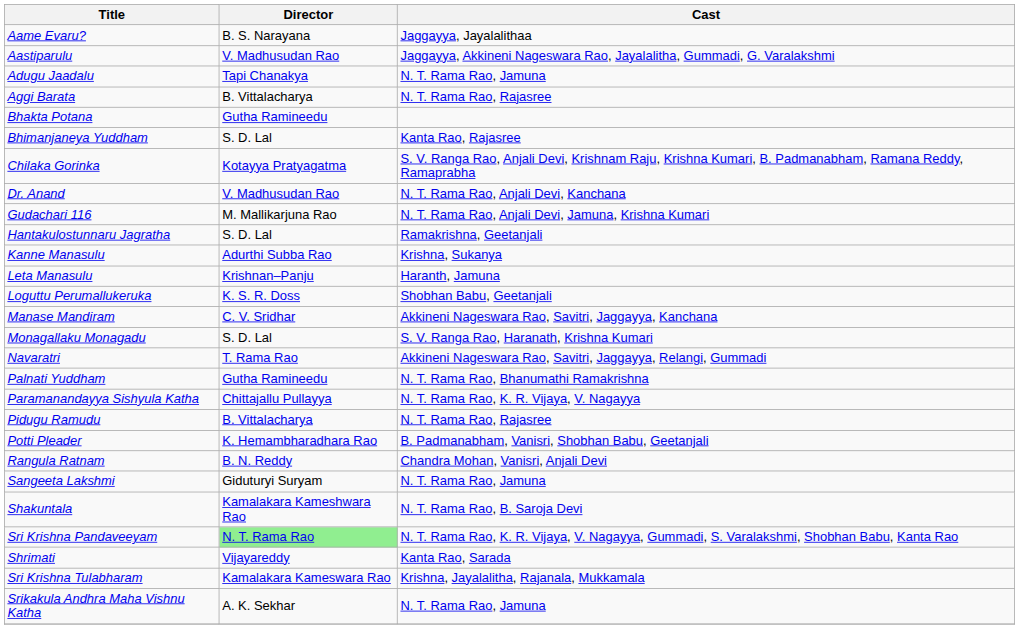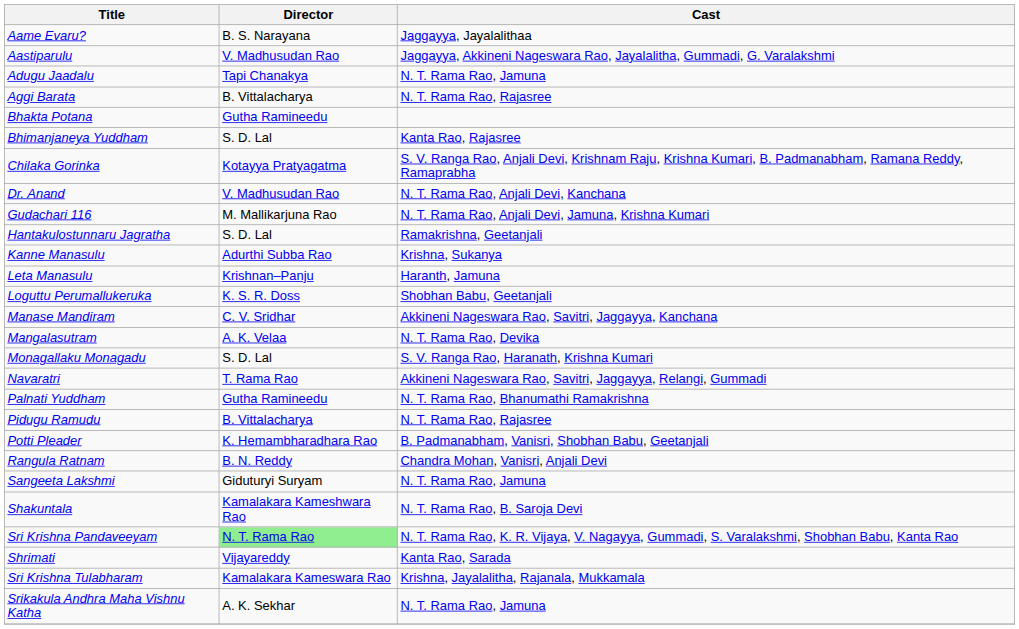+ row: (52, 337)
- row: (103, 399)
